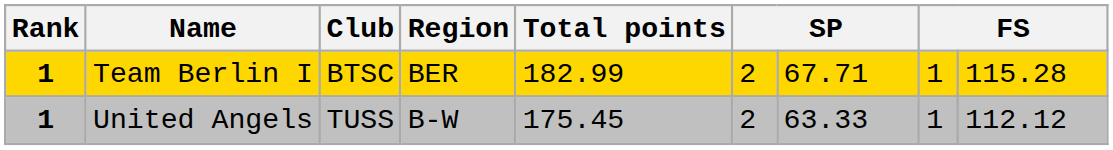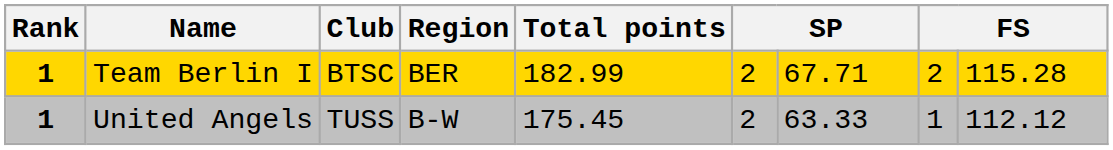(935, 74) 1 -> (935, 74) 2
